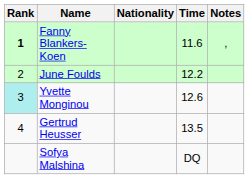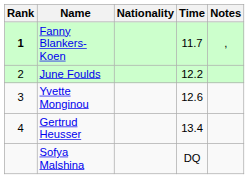(192, 43) 11.6 -> (192, 43) 11.7
(21, 98) paleturquoise background -> (21, 98) no background
(192, 128) 13.5 -> (192, 128) 13.4
